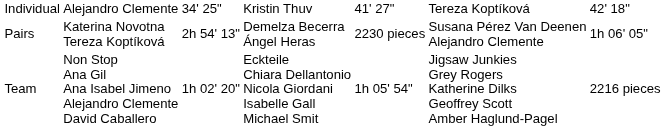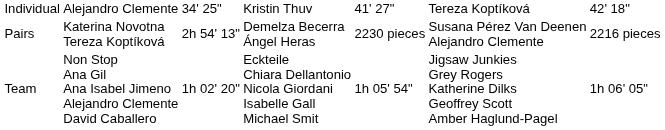(619, 34) 1h 06' 05" -> (625, 34) 2216 pieces
(625, 89) 2216 pieces -> (619, 89) 1h 06' 05"
